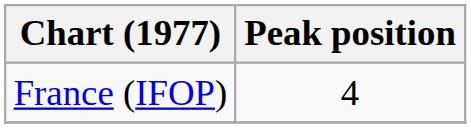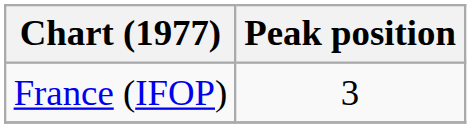(350, 92) 4 -> (350, 92) 3
